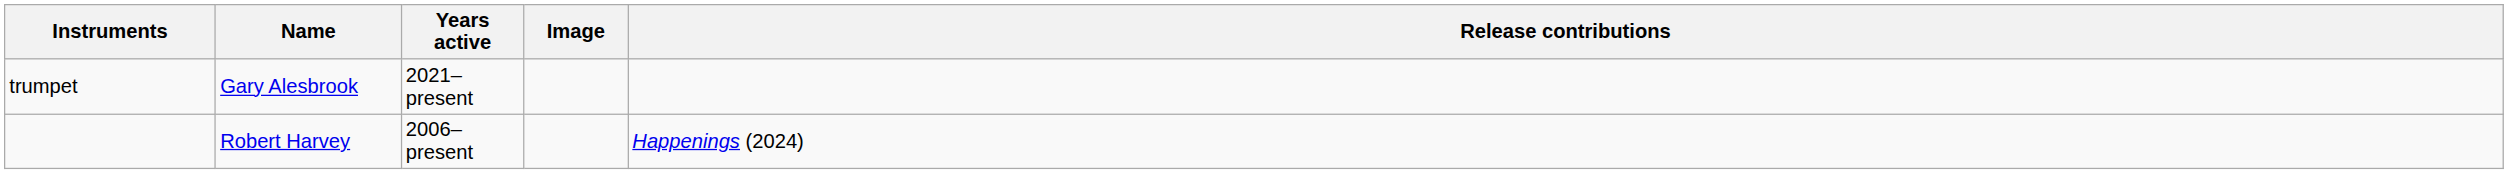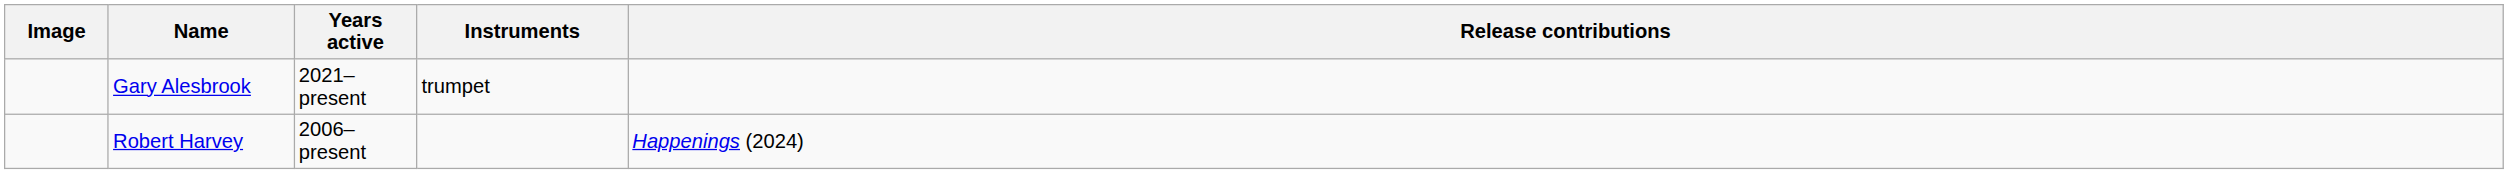columns swapped: (576, 31) <-> (110, 31)
